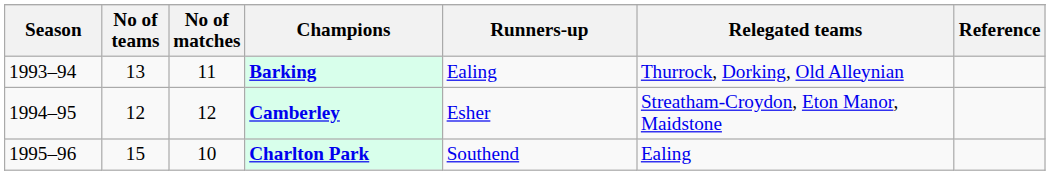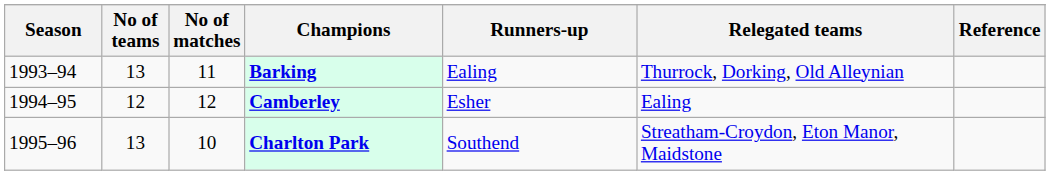(770, 113) Streatham-Croydon, Eton Manor, Maidstone -> (666, 102) Ealing
(135, 154) 15 -> (135, 143) 13
(666, 154) Ealing -> (770, 143) Streatham-Croydon, Eton Manor, Maidstone
